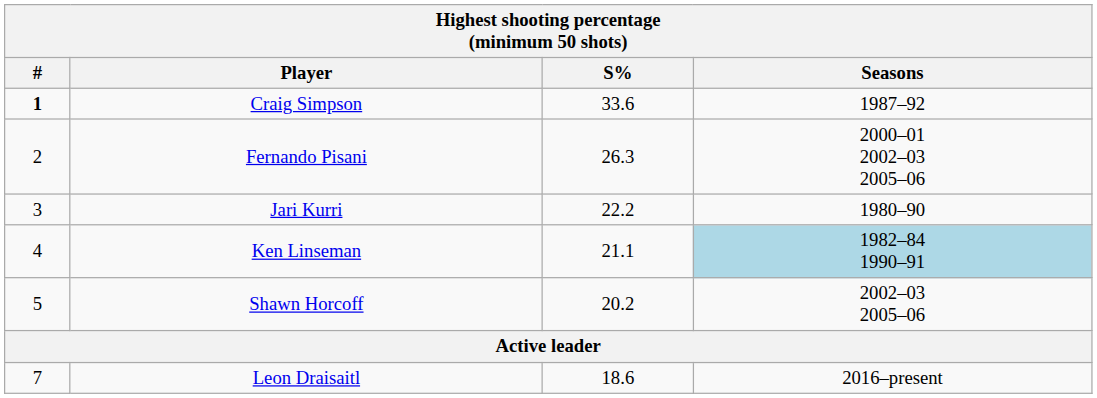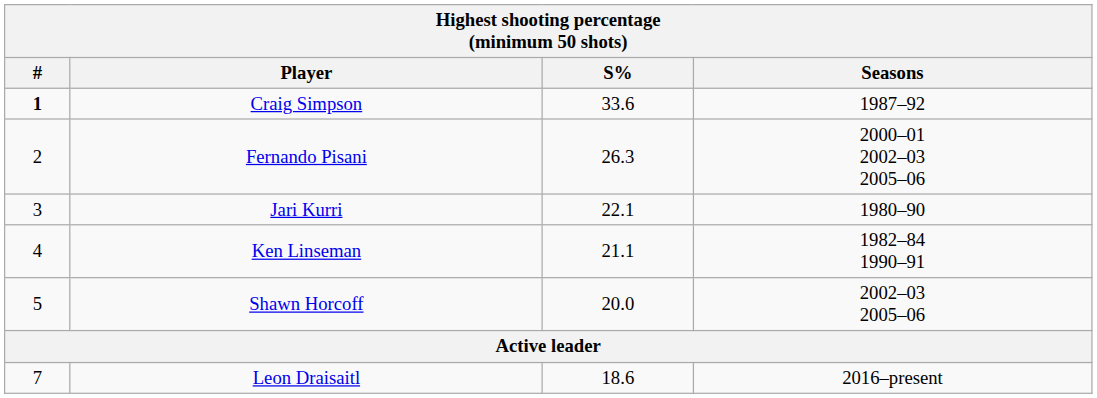(618, 209) 22.2 -> (618, 209) 22.1
(892, 251) lightblue background -> (892, 251) no background
(618, 304) 20.2 -> (618, 304) 20.0
